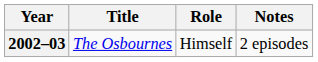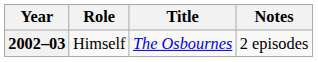columns swapped: (123, 17) <-> (206, 17)
